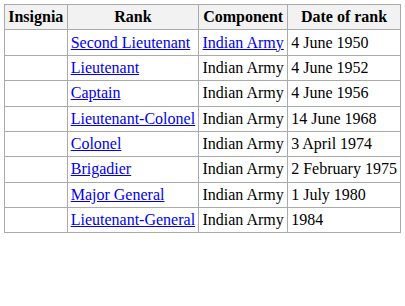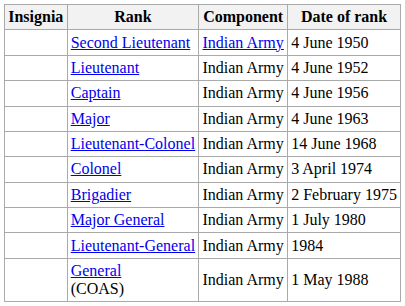+ row: (90, 118)
+ row: (97, 279)
